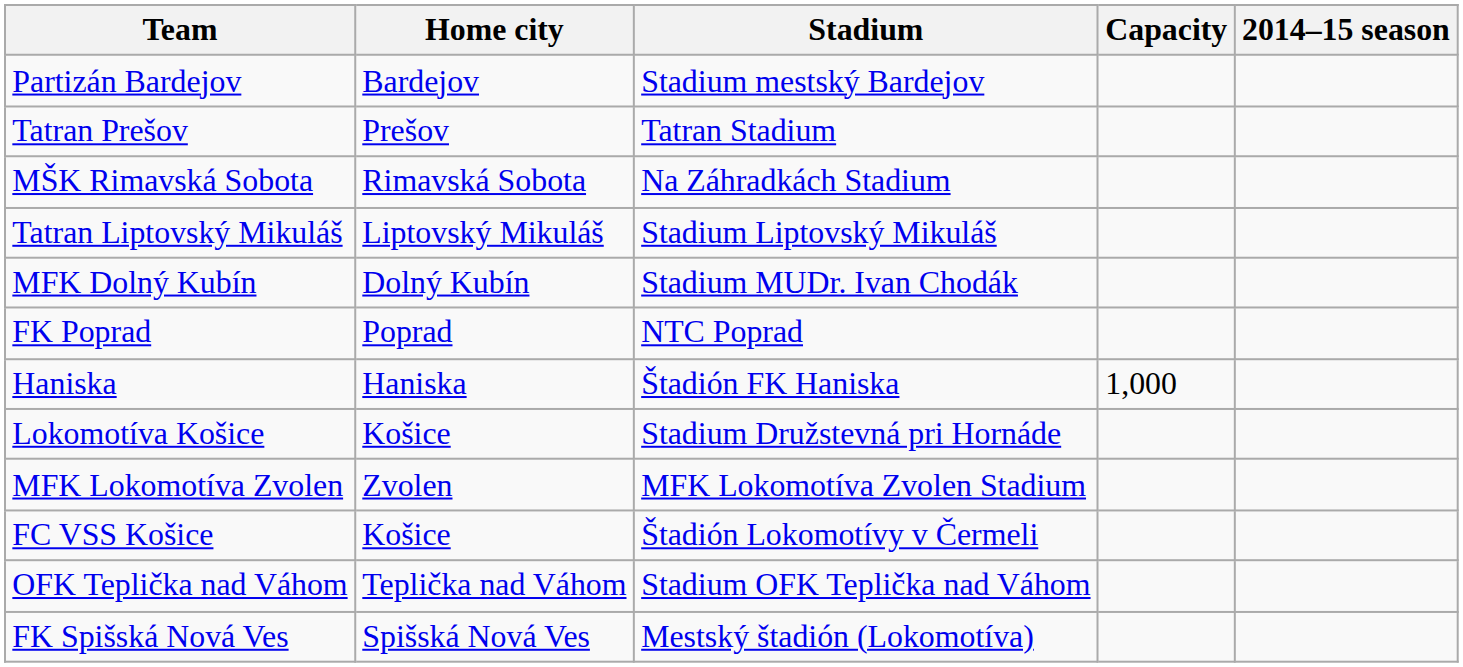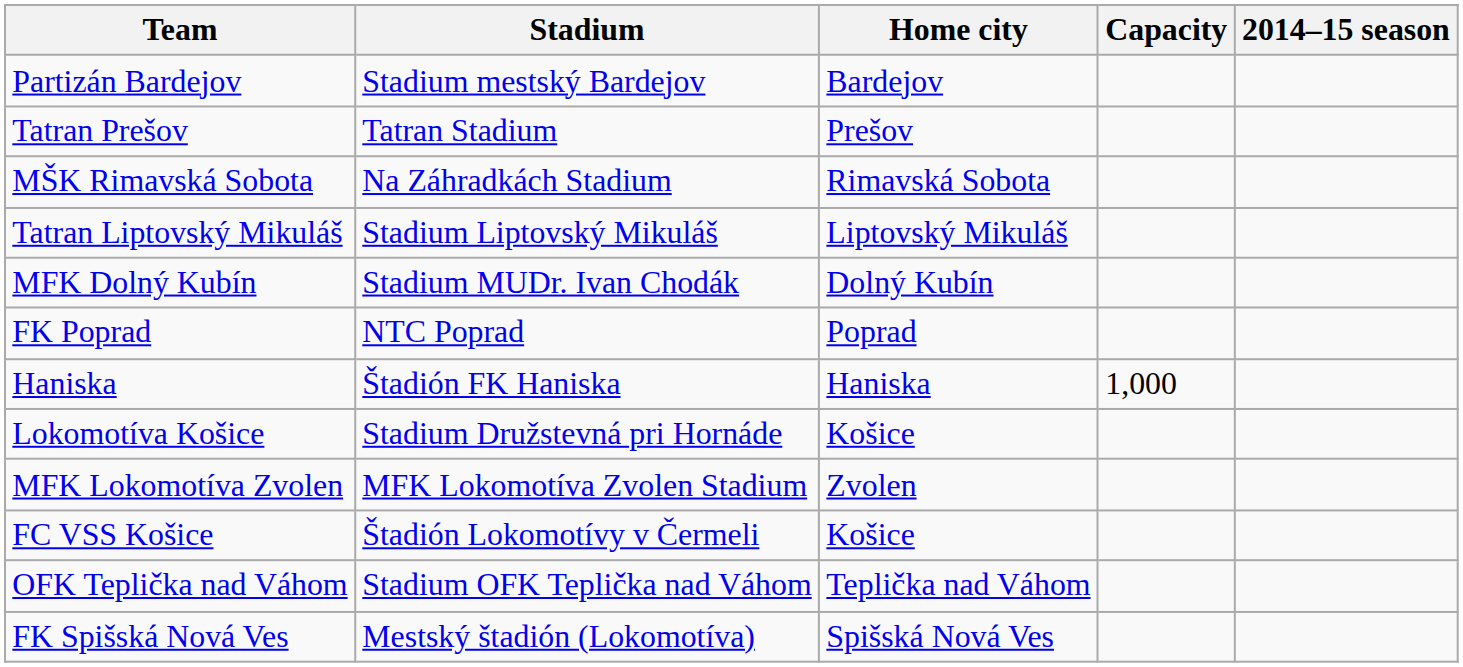columns swapped: (494, 29) <-> (866, 29)
